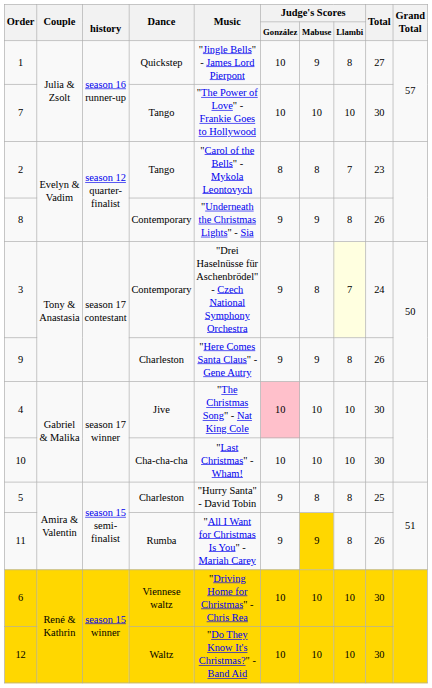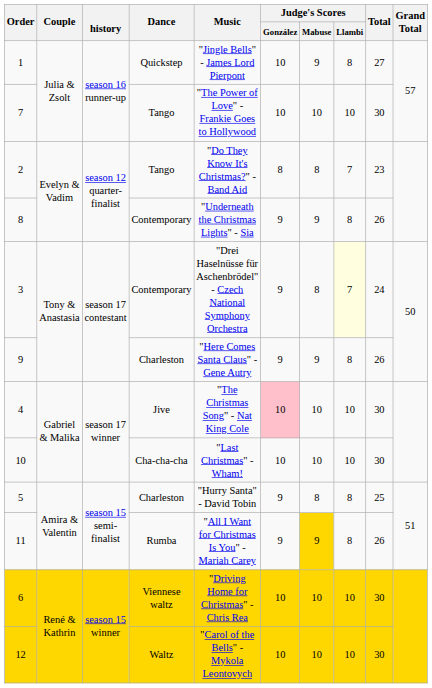(227, 169) "Carol of the Bells" - Mykola Leontovych -> (227, 169) "Do They Know It's Christmas?" - Band Aid
(227, 654) "Do They Know It's Christmas?" - Band Aid -> (227, 654) "Carol of the Bells" - Mykola Leontovych
